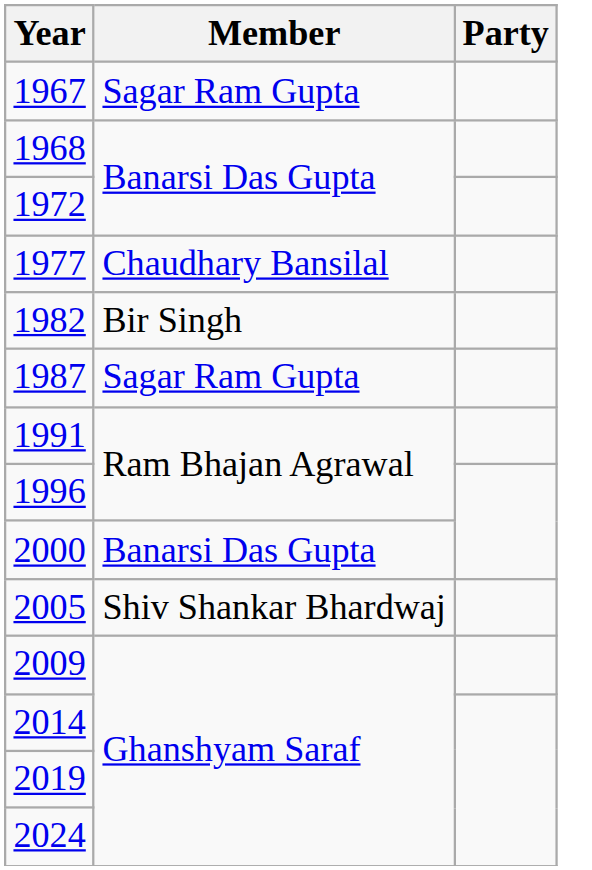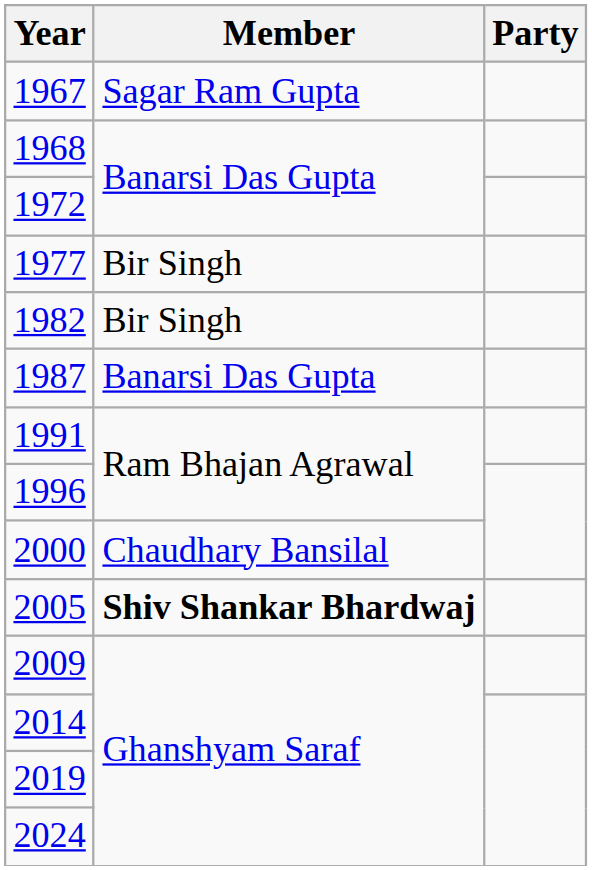(246, 262) Chaudhary Bansilal -> (172, 262) Bir Singh
(231, 377) Sagar Ram Gupta -> (239, 377) Banarsi Das Gupta
(239, 549) Banarsi Das Gupta -> (246, 549) Chaudhary Bansilal
(274, 606) normal -> (289, 606) bold
